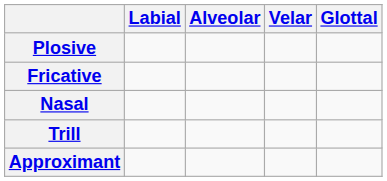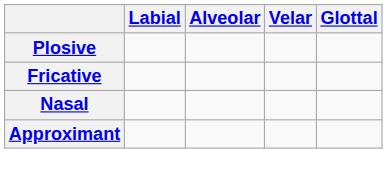- row: (64, 133)
